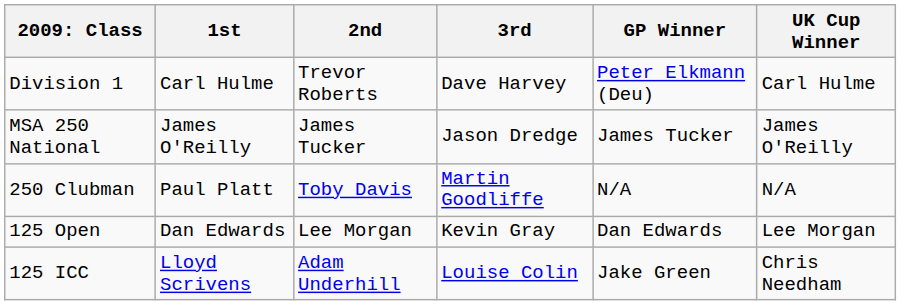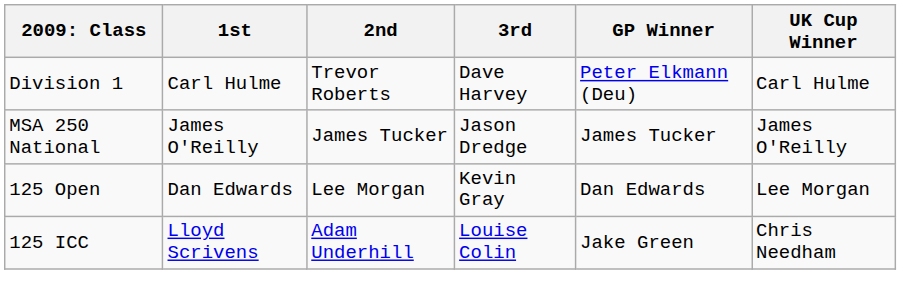- row: (72, 190)
